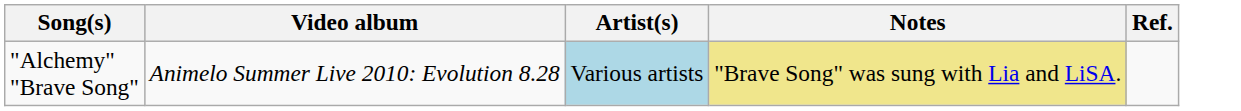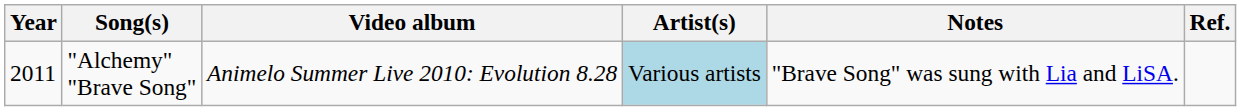+ column: (33, 23)
(918, 73) khaki background -> (975, 73) no background
